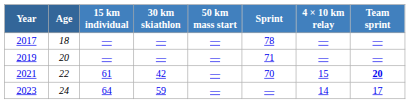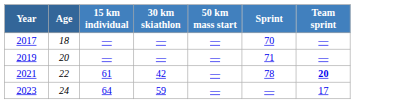- column: (323, 18)
(269, 41) 78 -> (269, 41) 70
(269, 74) 70 -> (269, 74) 78
